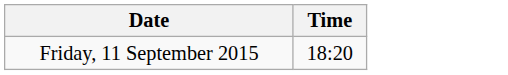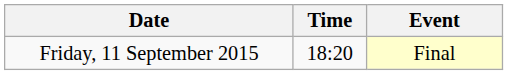+ column: (434, 20)
